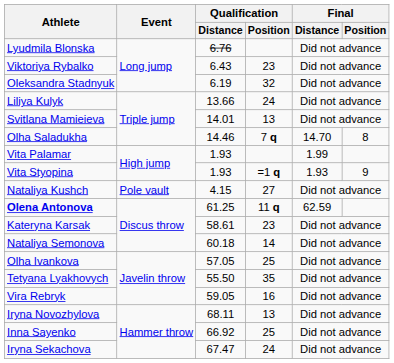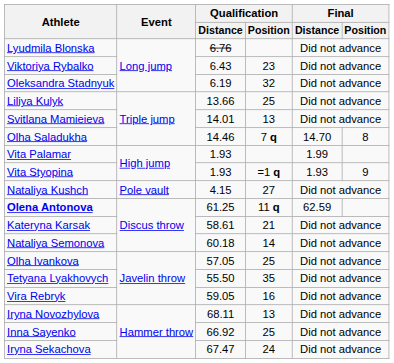(269, 101) 24 -> (269, 101) 25
(269, 226) 23 -> (269, 226) 21
